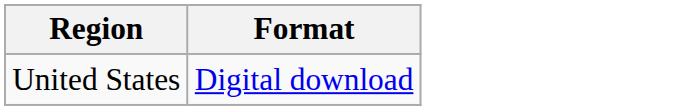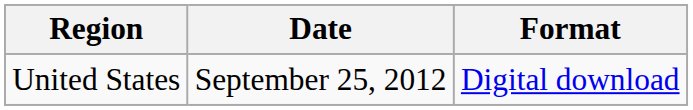+ column: (321, 29)
